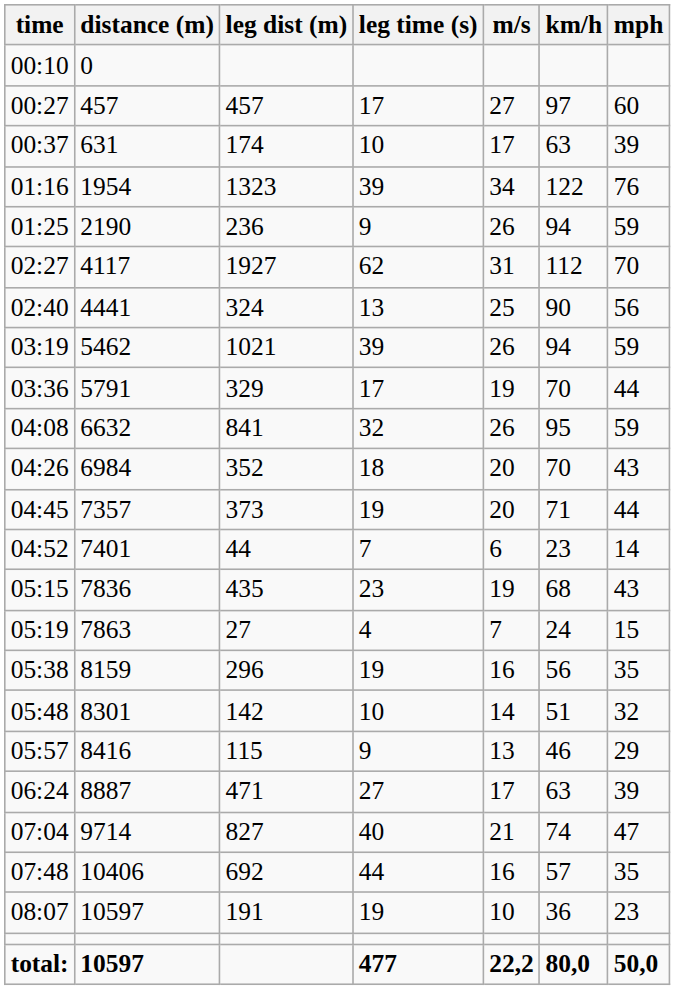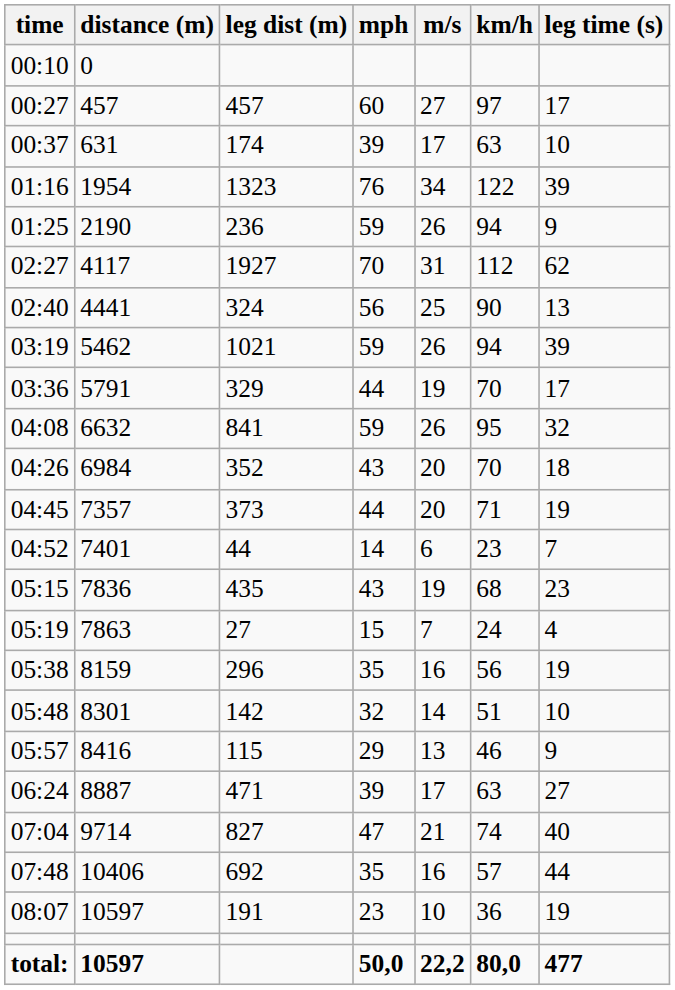columns swapped: (418, 24) <-> (639, 24)
